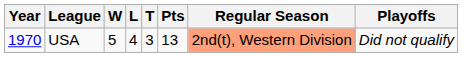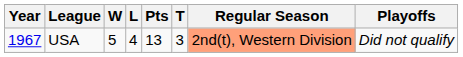columns swapped: (150, 16) <-> (173, 16)
(25, 40) 1970 -> (25, 40) 1967
